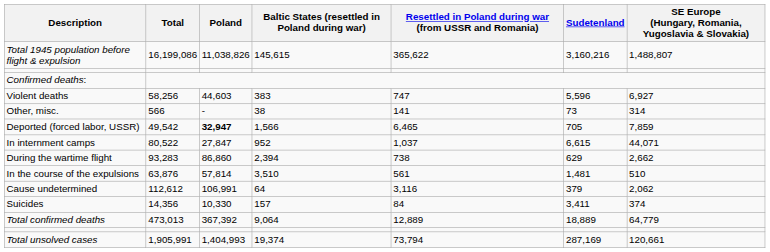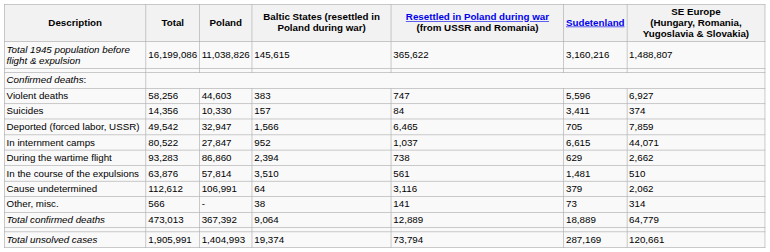rows swapped: (25, 204) <-> (33, 111)
(217, 127) bold -> (217, 127) normal
